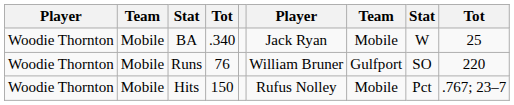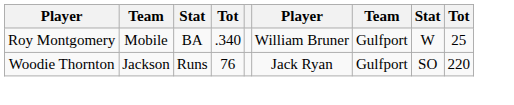(61, 40) Woodie Thornton -> (62, 40) Roy Montgomery
(296, 40) Jack Ryan -> (302, 40) William Bruner
(376, 40) Mobile -> (382, 40) Gulfport
(142, 64) Mobile -> (146, 64) Jackson
(296, 64) William Bruner -> (302, 64) Jack Ryan
- row: (187, 87)
